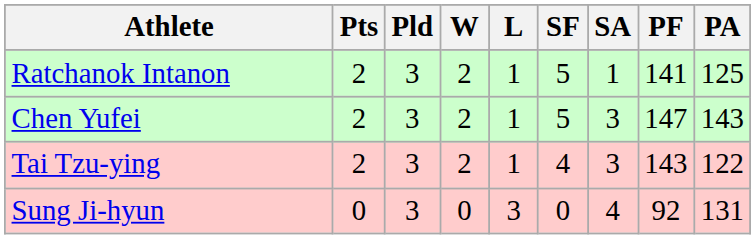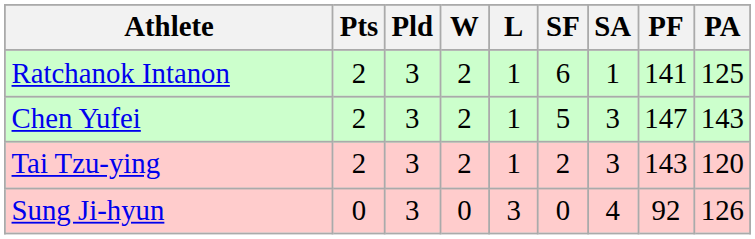(563, 73) 5 -> (563, 73) 6
(563, 164) 4 -> (563, 164) 2
(722, 164) 122 -> (722, 164) 120
(722, 210) 131 -> (722, 210) 126
